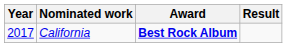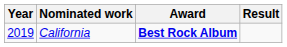(20, 33) 2017 -> (20, 33) 2019
